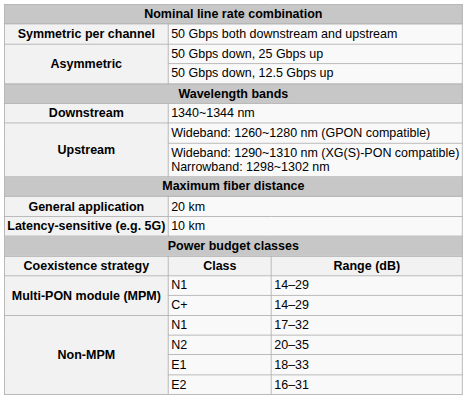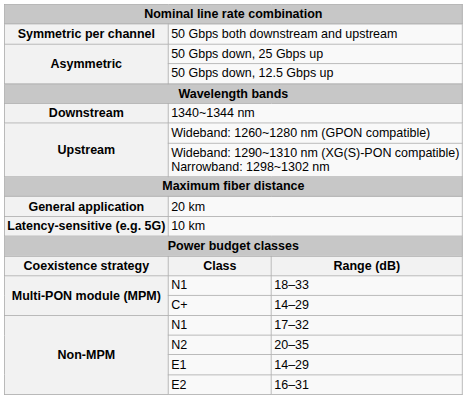(292, 285) 14–29 -> (292, 285) 18–33
(292, 364) 18–33 -> (292, 364) 14–29
